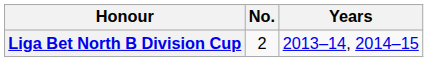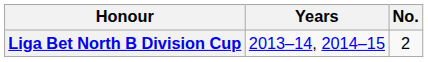columns swapped: (262, 17) <-> (351, 17)
